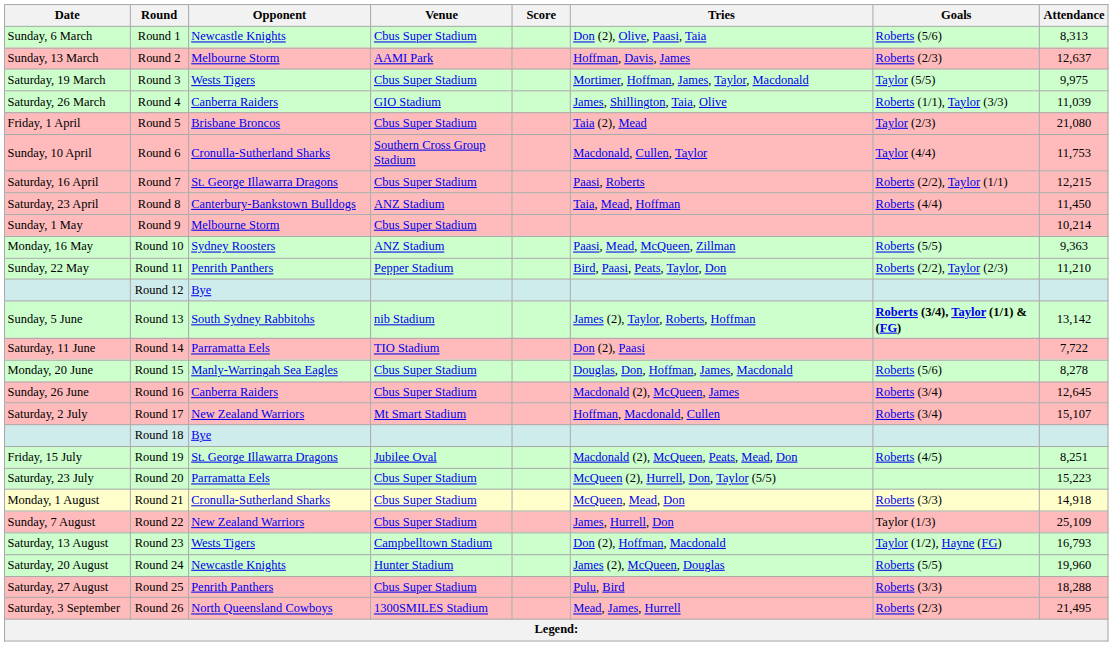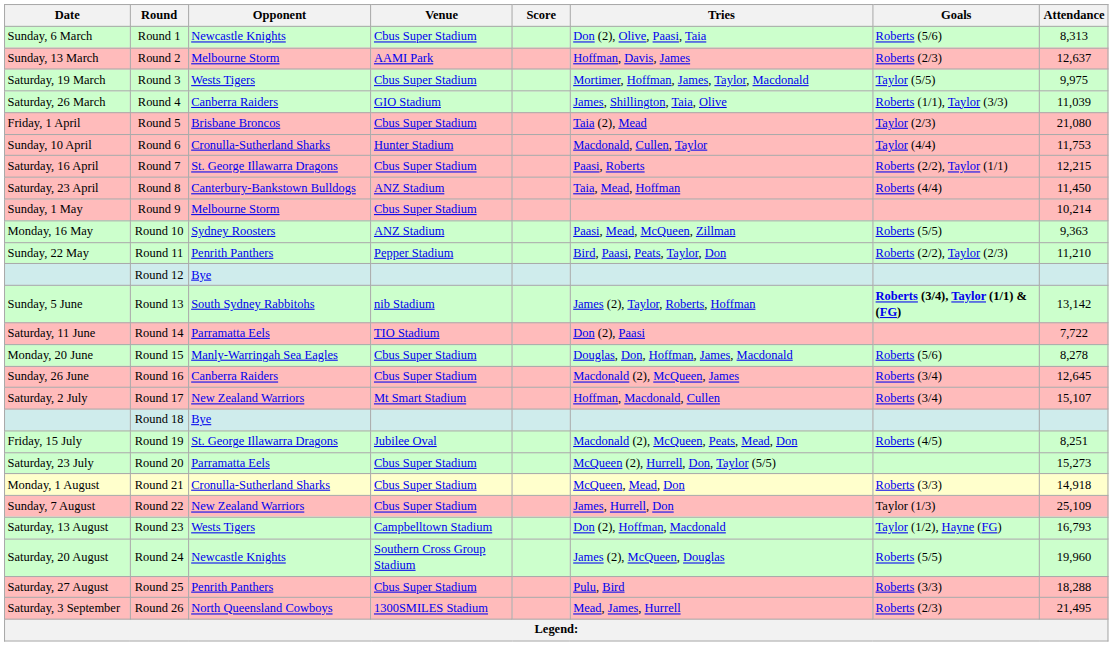(430, 152) Southern Cross Group Stadium -> (414, 144) Hunter Stadium
(1074, 478) 15,223 -> (1074, 463) 15,273
(414, 565) Hunter Stadium -> (430, 557) Southern Cross Group Stadium
